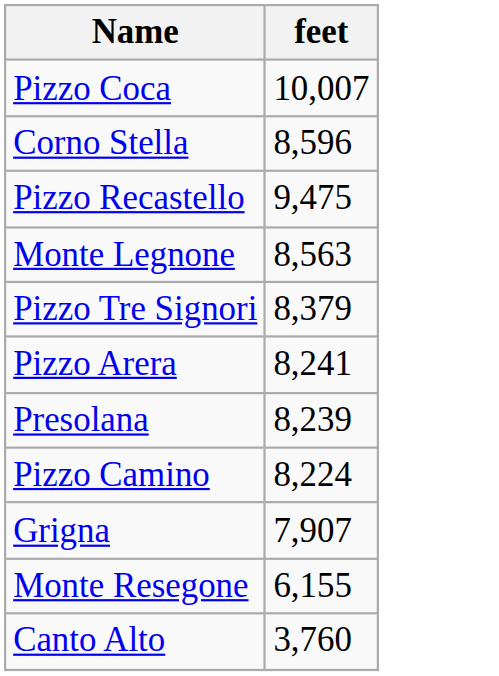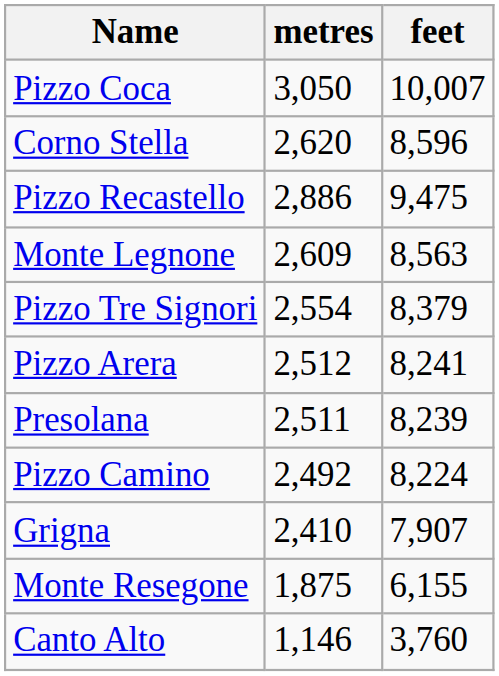+ column: (323, 32)
